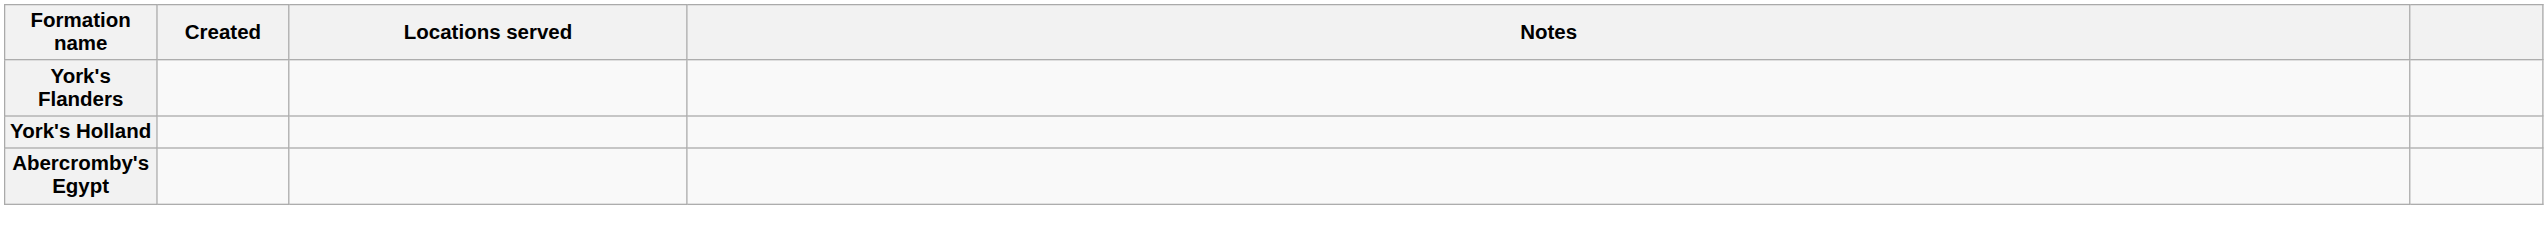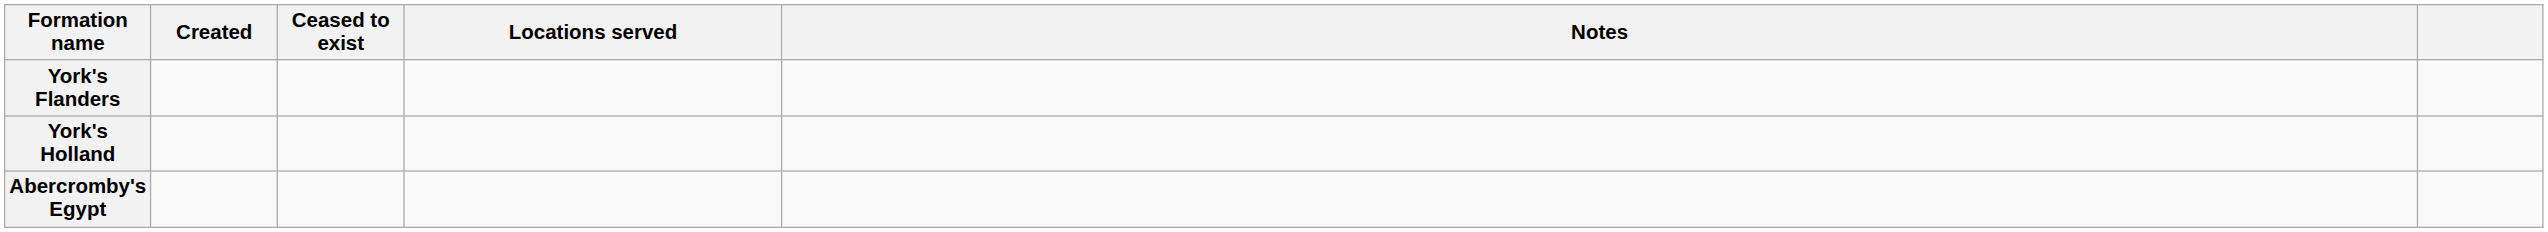+ column: (341, 32)
